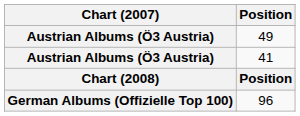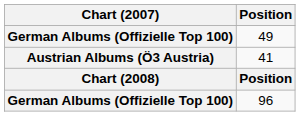(120, 36) Austrian Albums (Ö3 Austria) -> (120, 36) German Albums (Offizielle Top 100)
